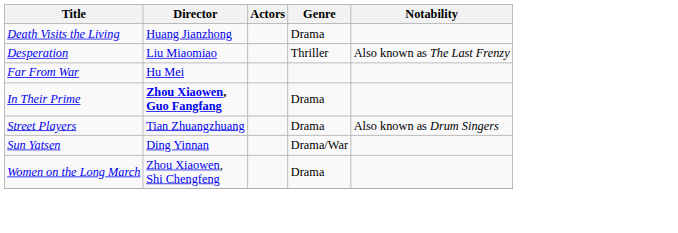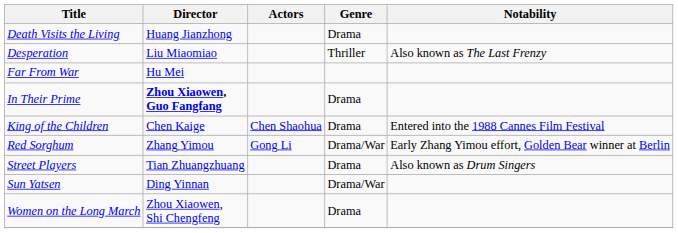+ row: (58, 125)
+ row: (40, 145)
